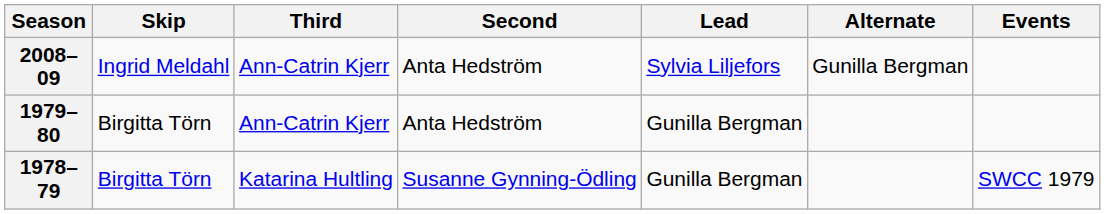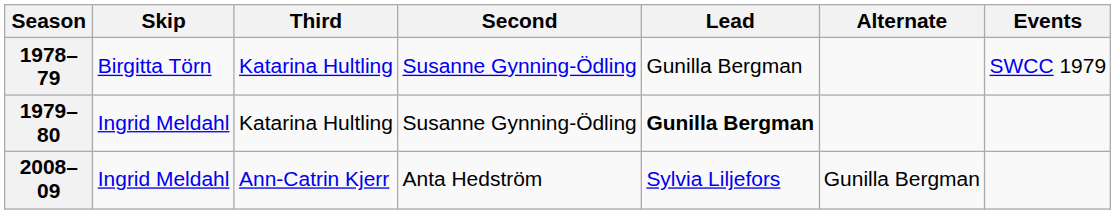rows swapped: (49, 179) <-> (49, 66)
(155, 122) Birgitta Törn -> (164, 122) Ingrid Meldahl
(314, 122) Ann-Catrin Kjerr -> (316, 122) Katarina Hultling
(472, 122) Anta Hedström -> (520, 122) Susanne Gynning-Ödling
(724, 122) normal -> (730, 122) bold
